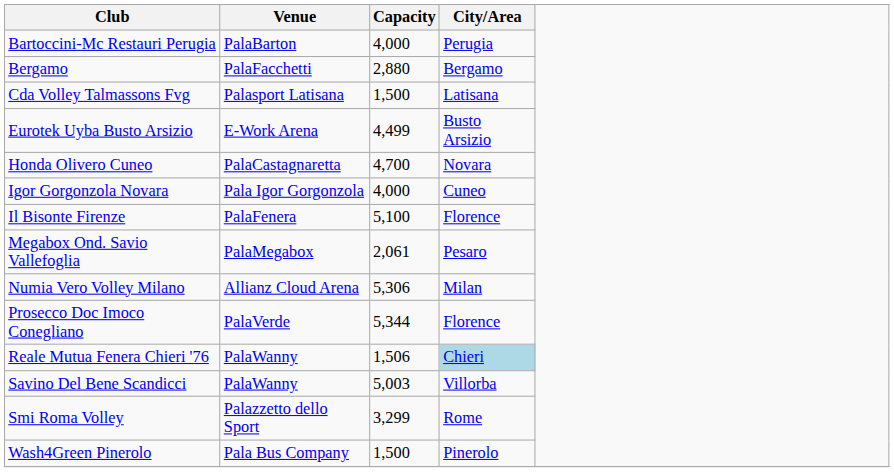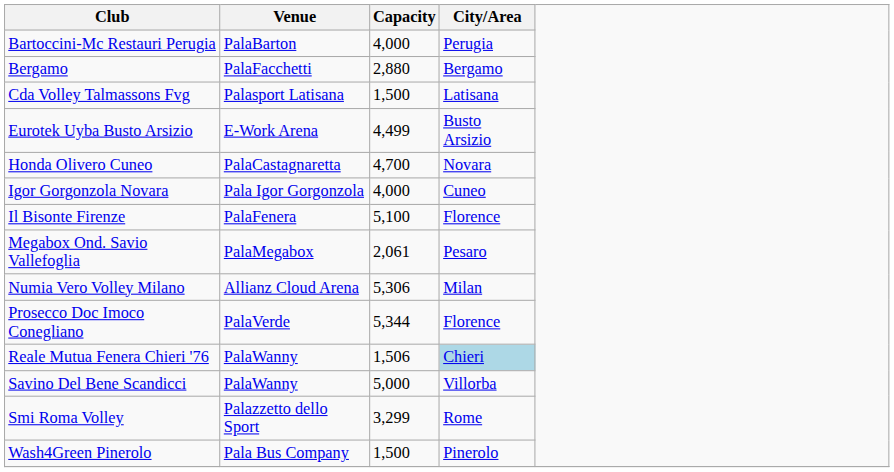(391, 383) 5,003 -> (391, 383) 5,000
